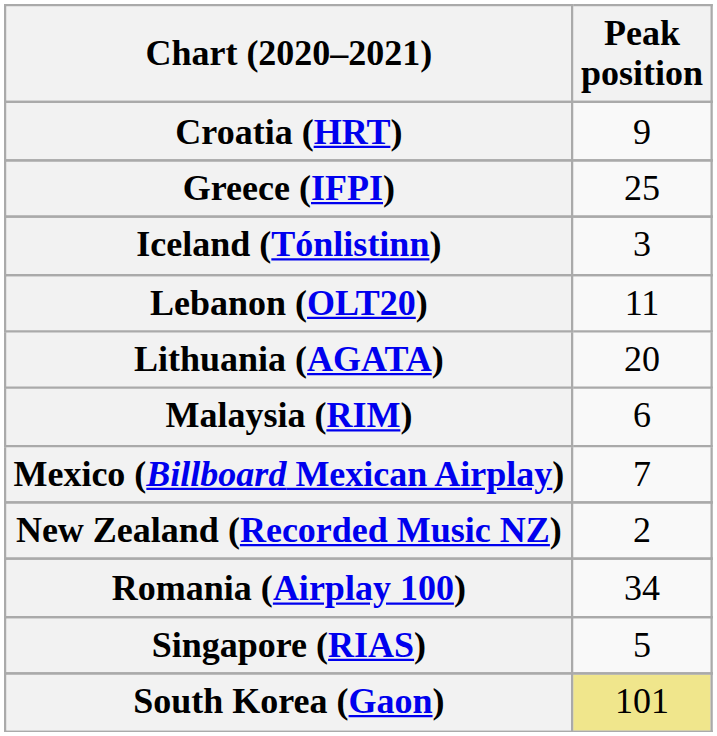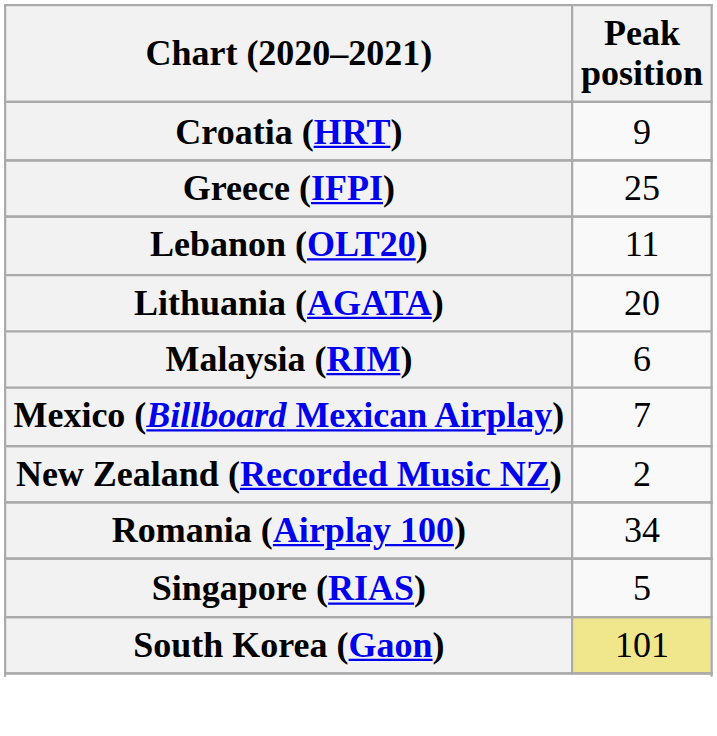- row: (289, 244)
